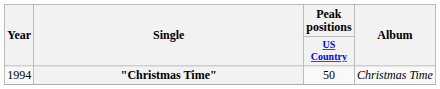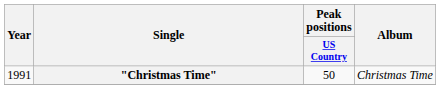(19, 75) 1994 -> (19, 75) 1991
